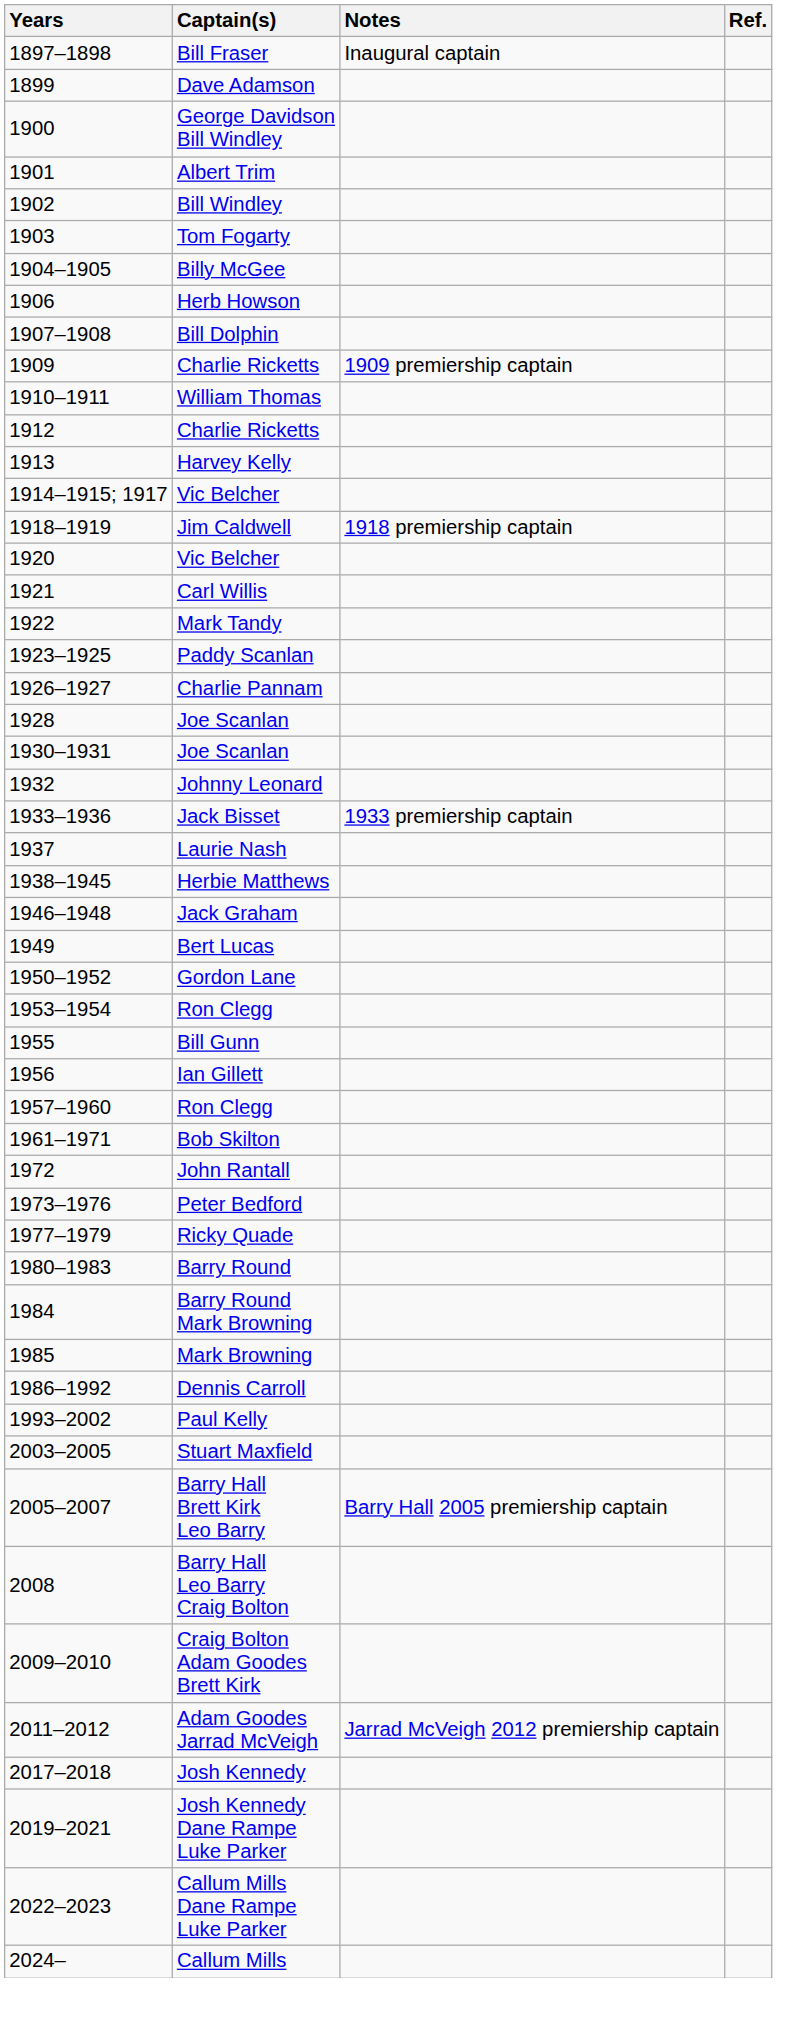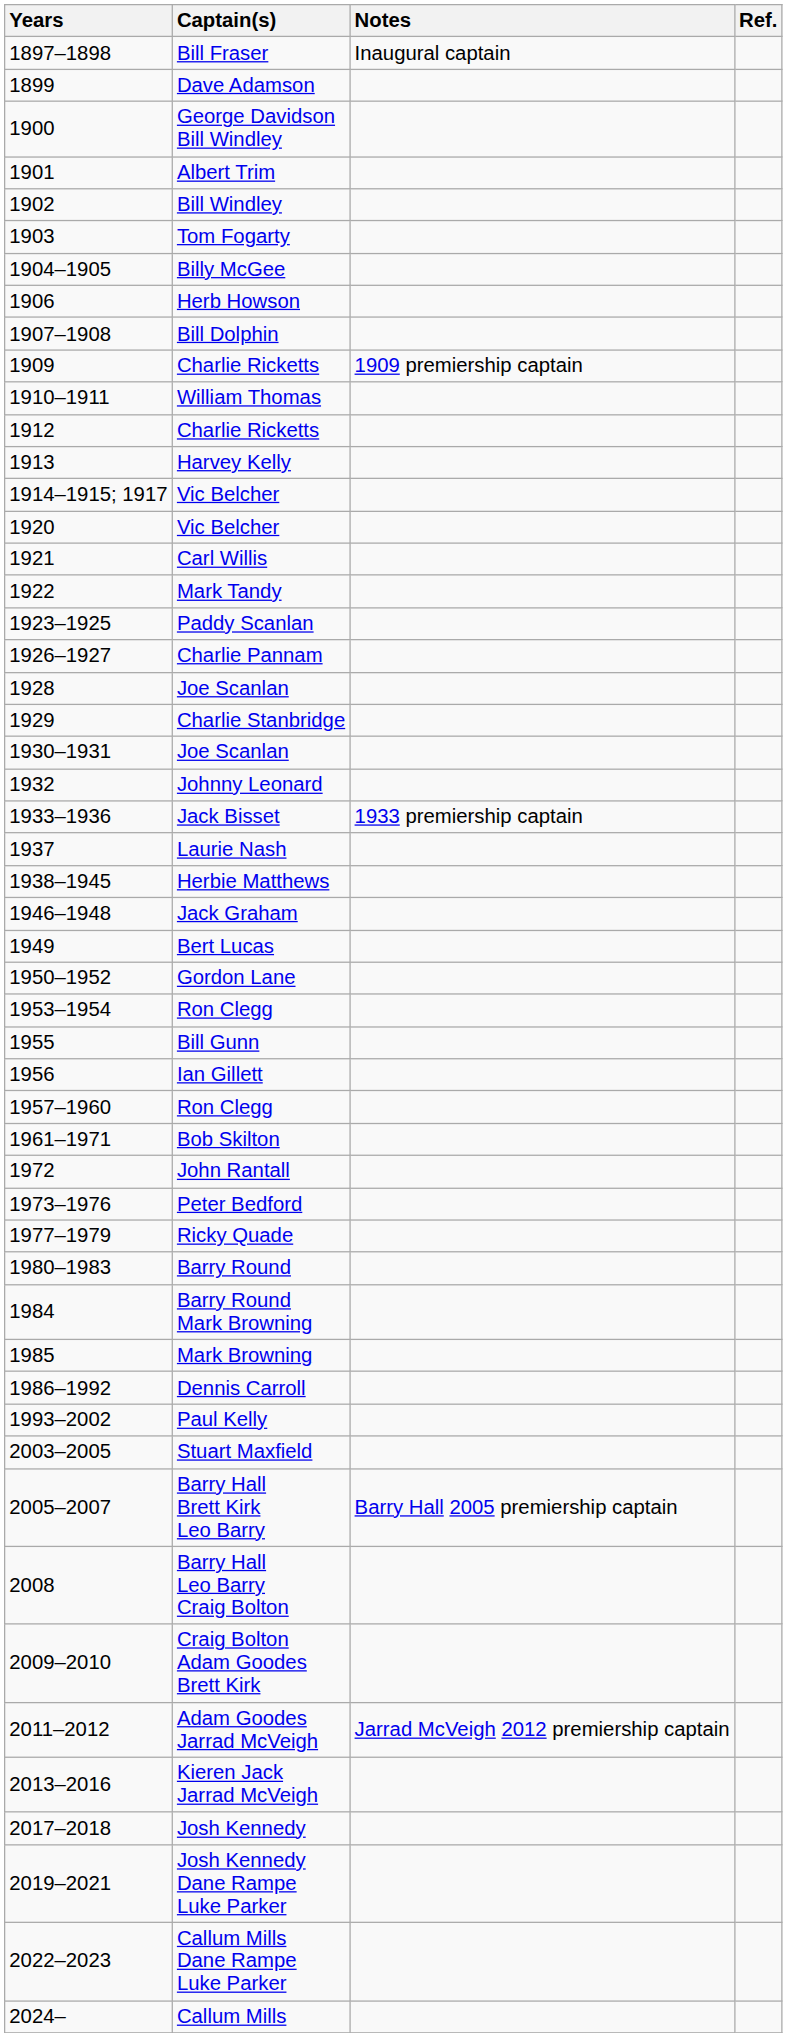- row: (60, 526)
+ row: (32, 720)
+ row: (60, 1784)
